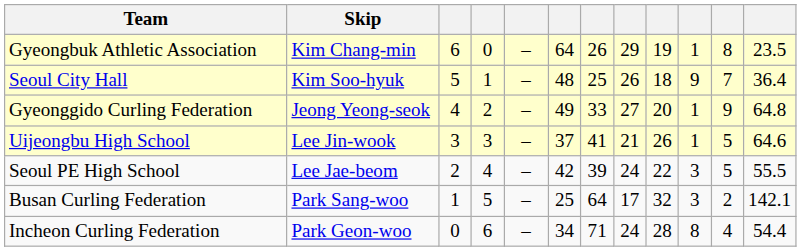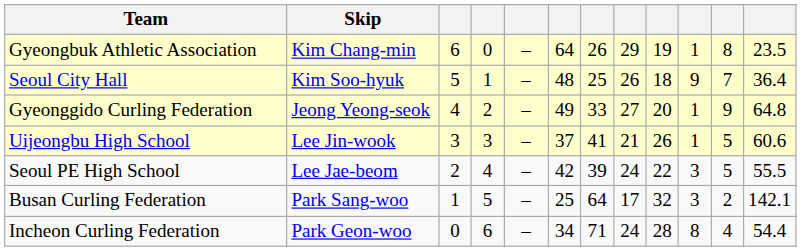(770, 140) 64.6 -> (770, 140) 60.6
